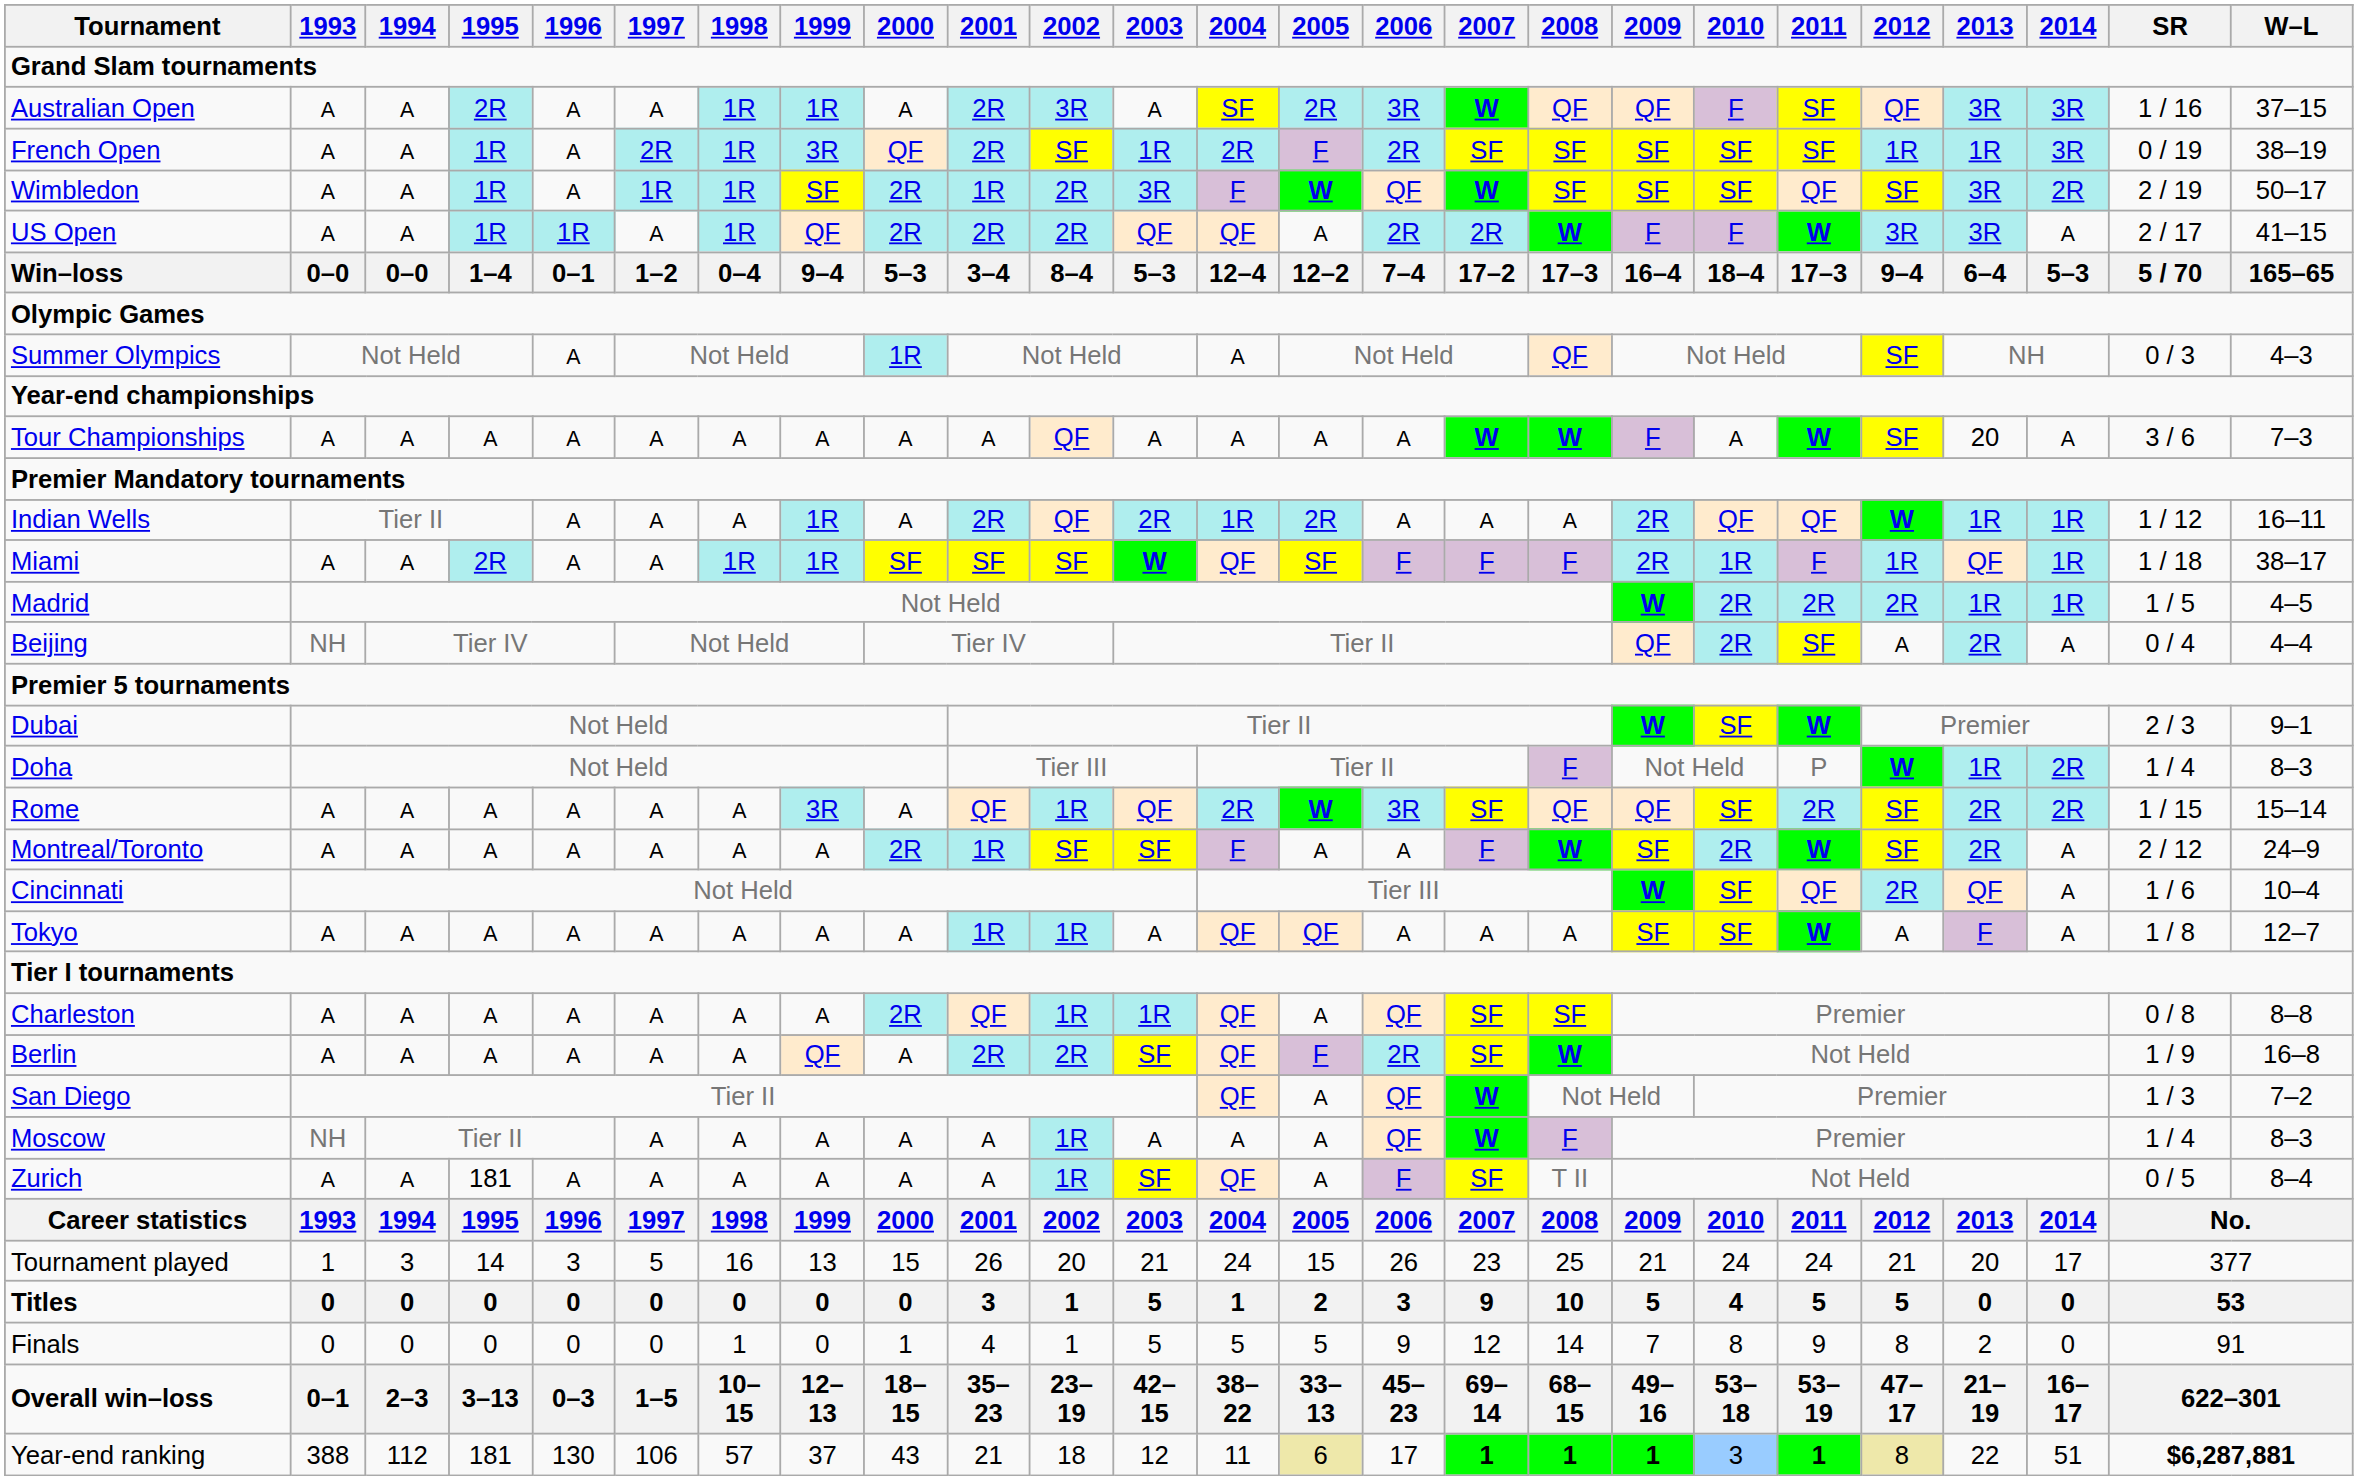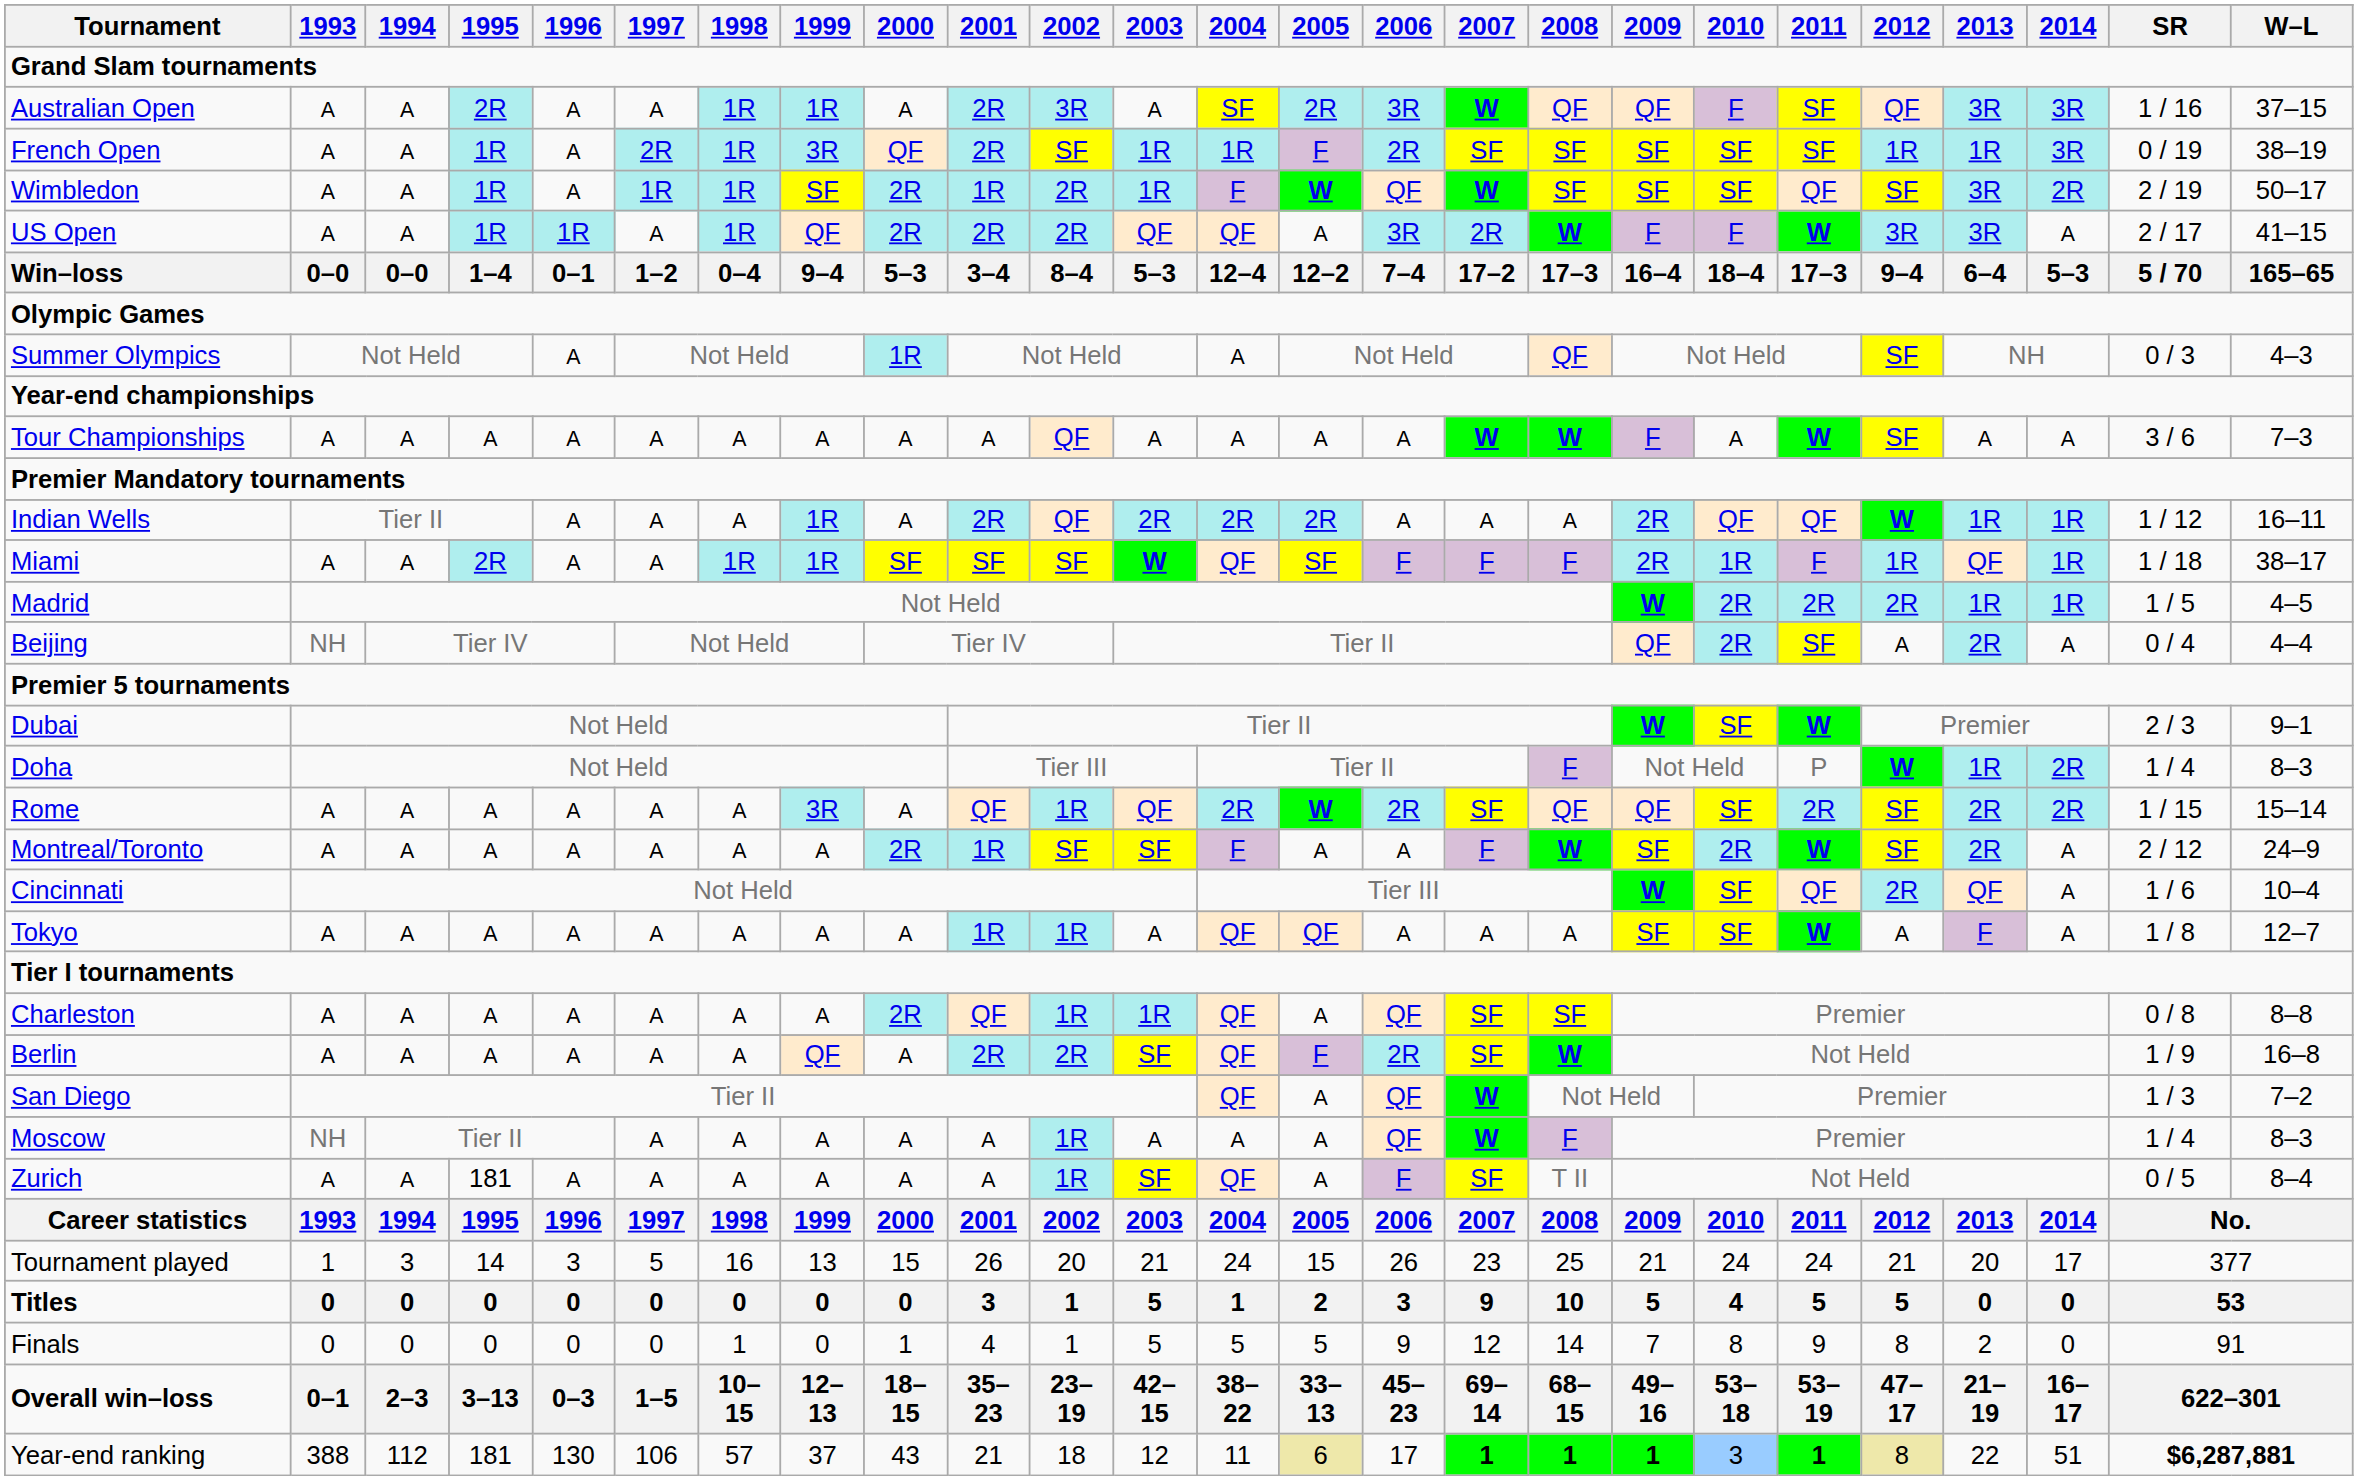(1238, 149) 2R -> (1238, 149) 1R
(1155, 190) 3R -> (1155, 190) 1R
(1404, 231) 2R -> (1404, 231) 3R
(1985, 437) 20 -> (1985, 438) A
(1238, 520) 1R -> (1238, 520) 2R
(1404, 808) 3R -> (1404, 808) 2R
